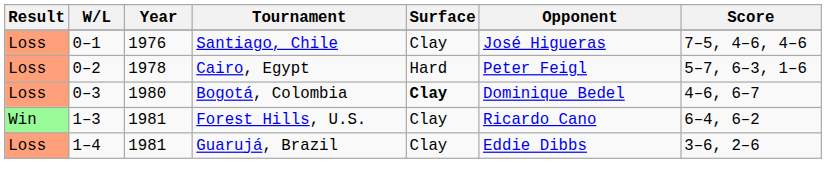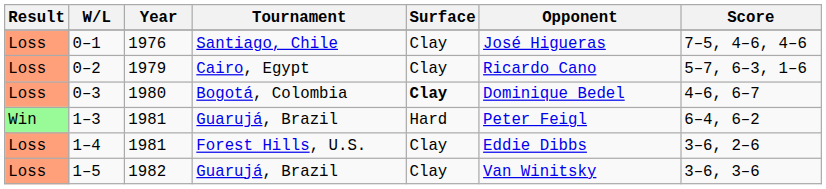(147, 69) 1978 -> (147, 69) 1979
(428, 69) Hard -> (428, 69) Clay
(535, 69) Peter Feigl -> (540, 69) Ricardo Cano
(281, 120) Forest Hills, U.S. -> (267, 120) Guarujá, Brazil
(428, 120) Clay -> (428, 120) Hard
(540, 120) Ricardo Cano -> (535, 120) Peter Feigl
(267, 146) Guarujá, Brazil -> (281, 146) Forest Hills, U.S.
+ row: (87, 171)
